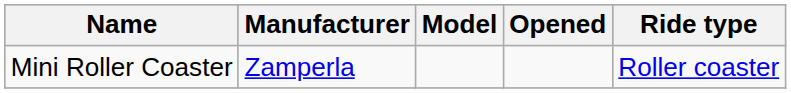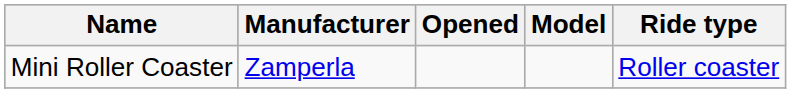columns swapped: (460, 25) <-> (558, 25)
